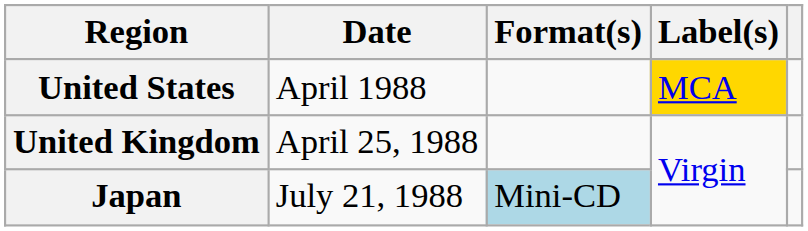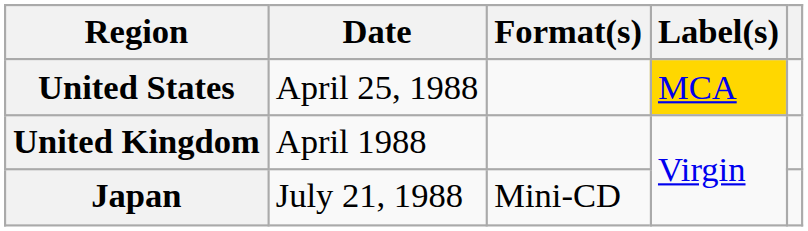(351, 86) April 1988 -> (377, 86) April 25, 1988
(377, 141) April 25, 1988 -> (351, 141) April 1988
(558, 196) lightblue background -> (558, 196) no background
